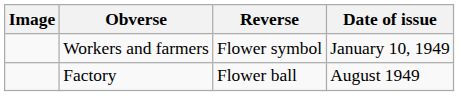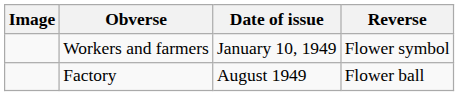columns swapped: (270, 19) <-> (390, 19)
